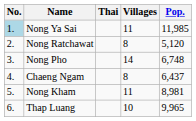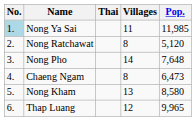(173, 60) 6,748 -> (173, 60) 7,648
(173, 76) 6,437 -> (173, 76) 6,473
(128, 92) 11 -> (128, 92) 13
(173, 92) 8,981 -> (173, 92) 8,580
(128, 108) 10 -> (128, 108) 12
